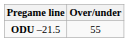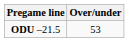(95, 29) 55 -> (95, 29) 53
